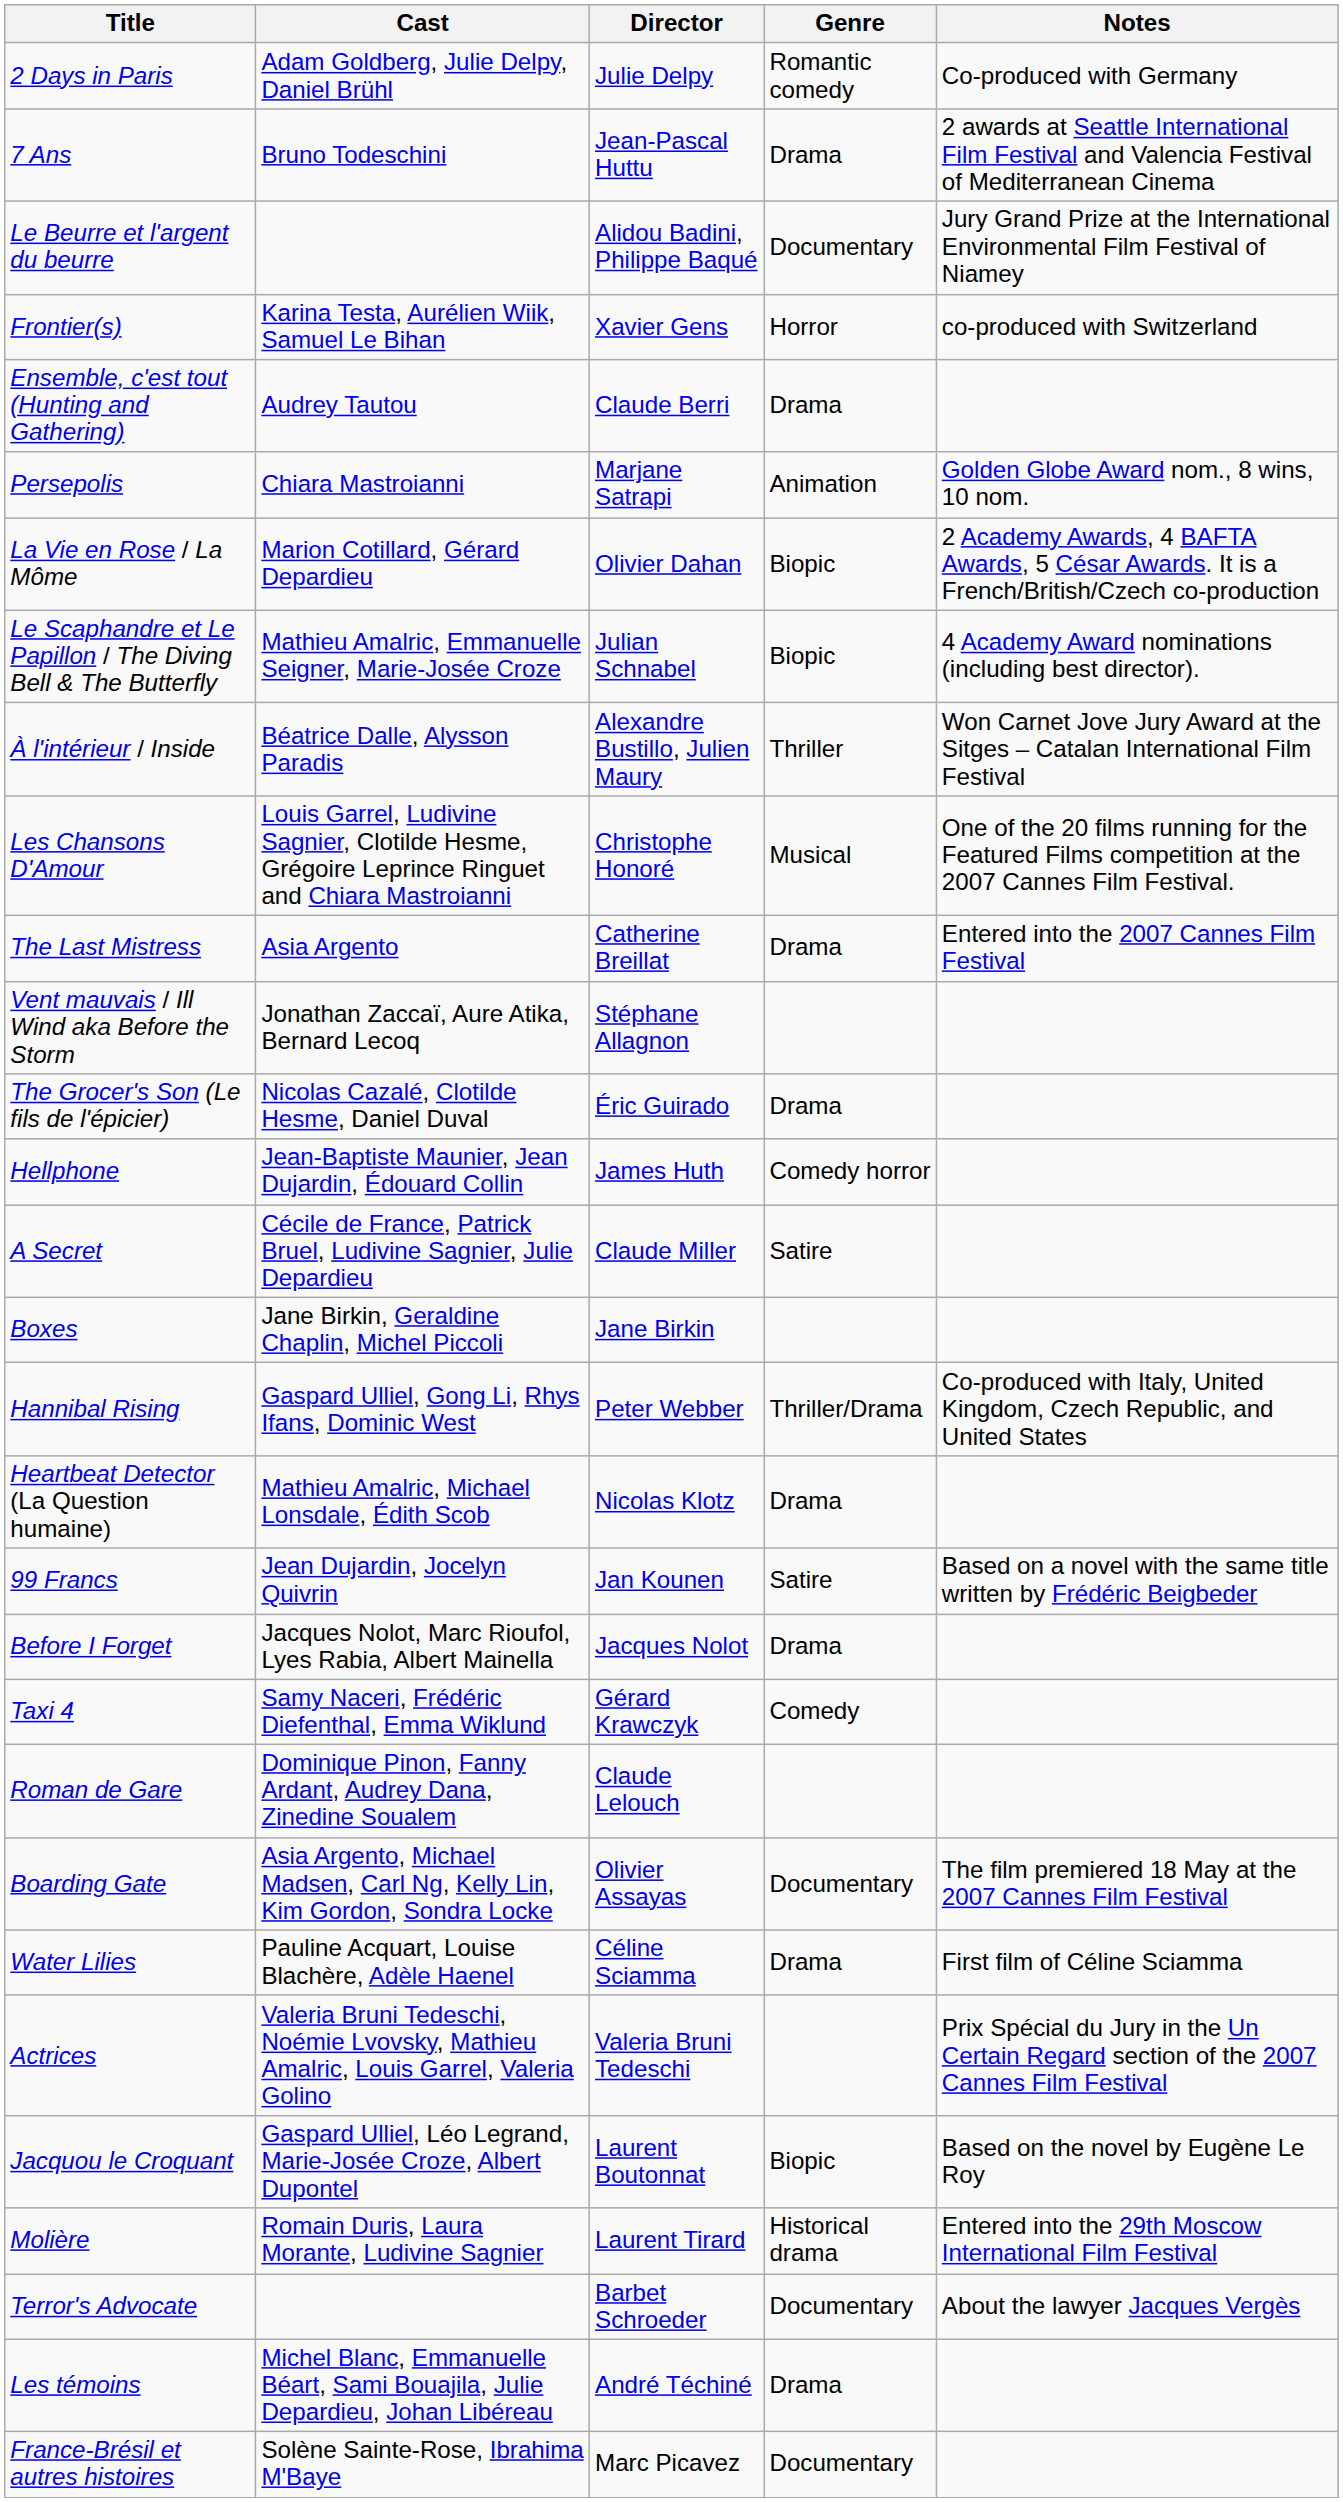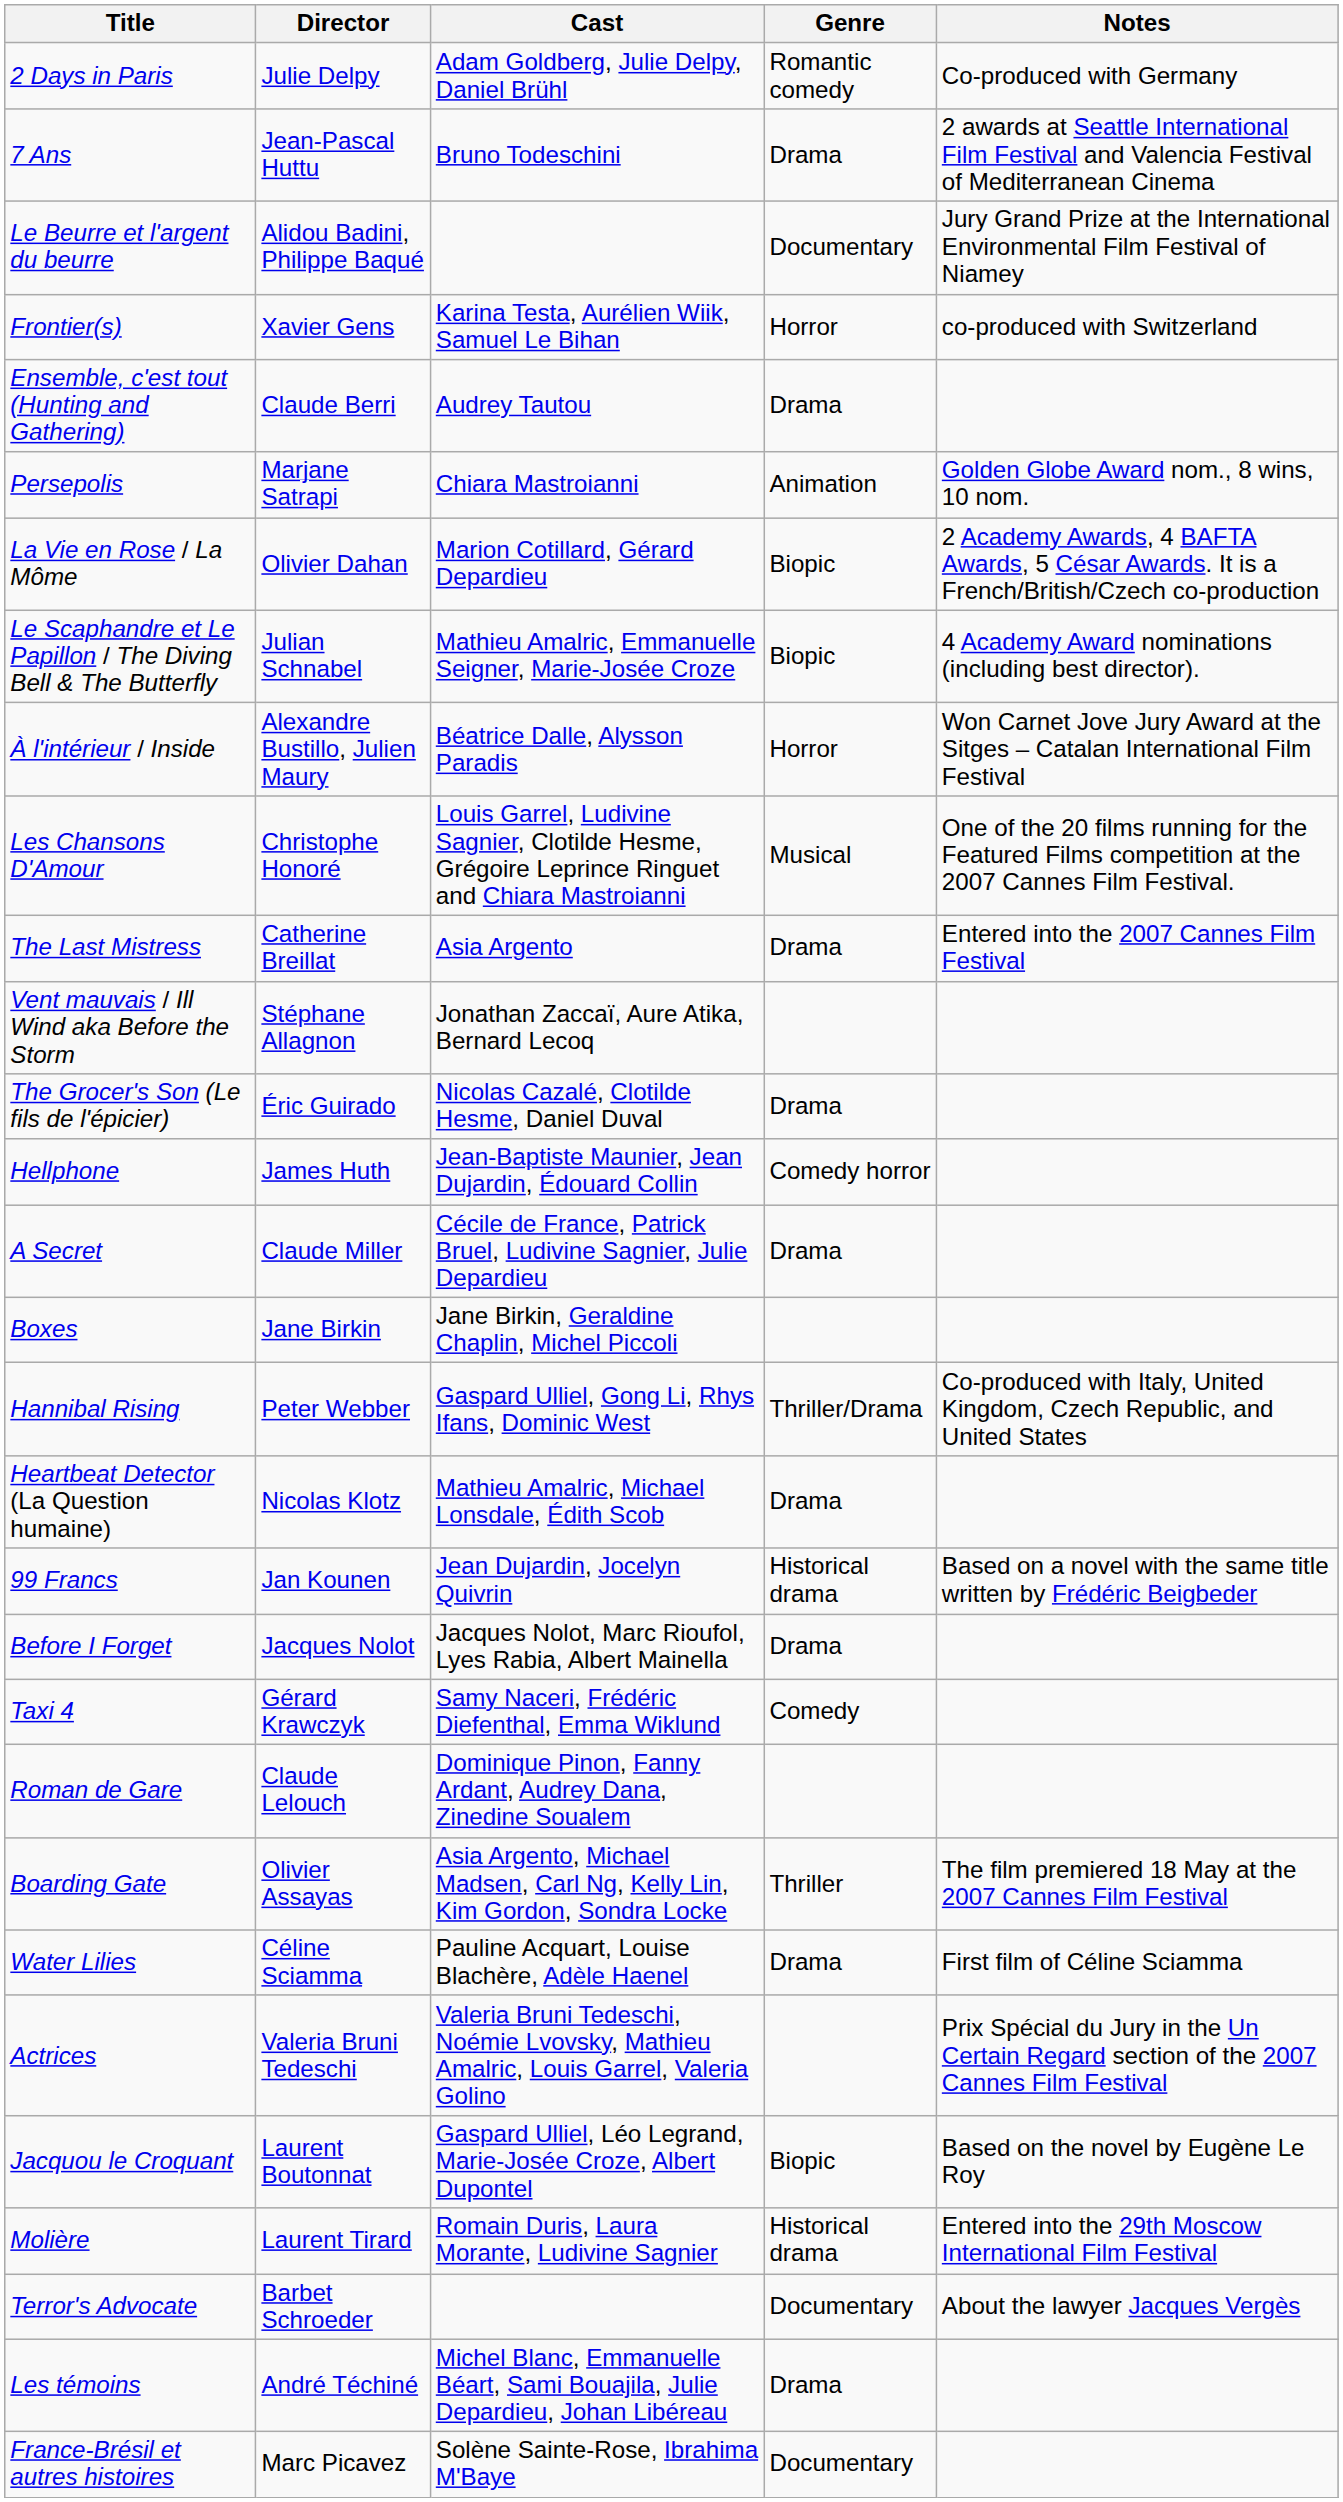columns swapped: (677, 23) <-> (423, 23)
(806, 749) Thriller -> (804, 749) Horror
(801, 1250) Satire -> (806, 1250) Drama
(801, 1580) Satire -> (819, 1580) Historical drama
(841, 1883) Documentary -> (806, 1883) Thriller
